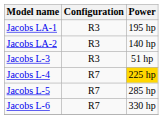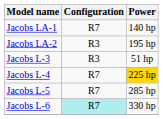(94, 28) R3 -> (94, 28) R7
(142, 28) 195 hp -> (142, 28) 140 hp
(142, 43) 140 hp -> (142, 43) 195 hp
(94, 106) no background -> (94, 106) paleturquoise background
